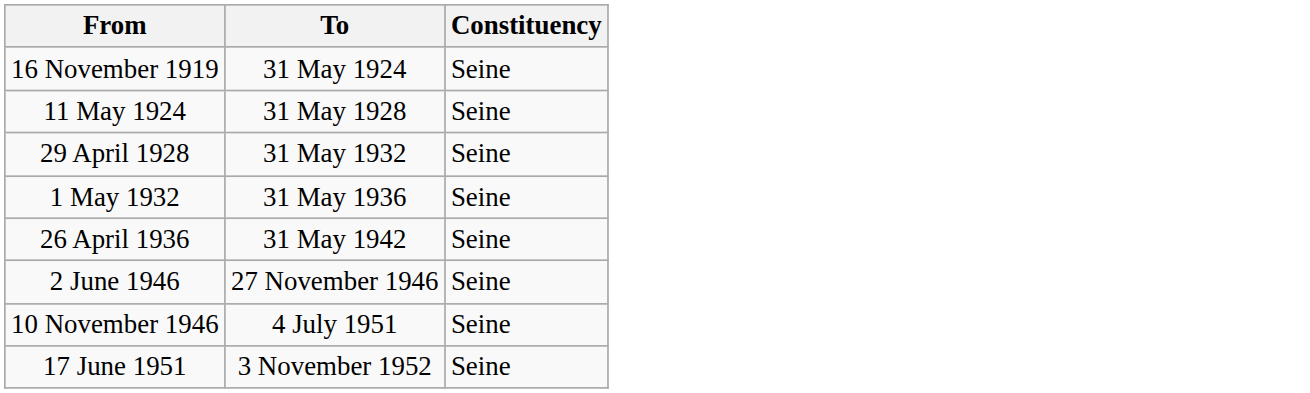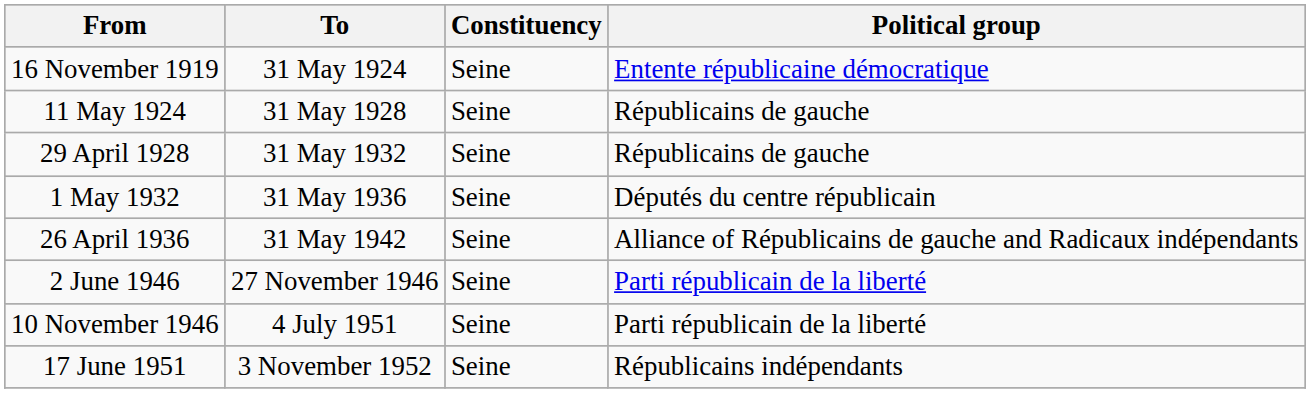+ column: (956, 25)
